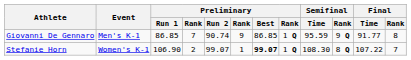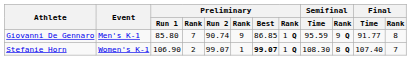(167, 36) 86.85 -> (167, 36) 85.80
(369, 49) 107.22 -> (369, 49) 107.40
